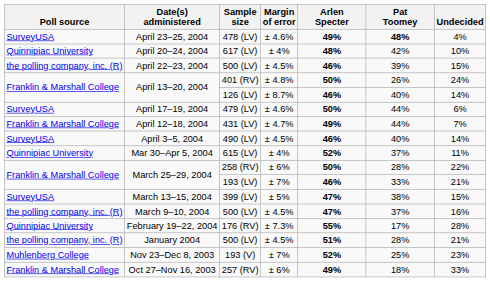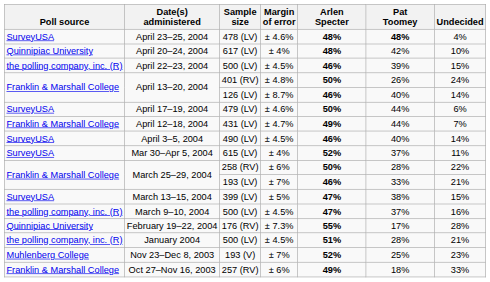(332, 37) 49% -> (332, 37) 48%
(50, 153) Quinnipiac University -> (30, 153) SurveyUSA
